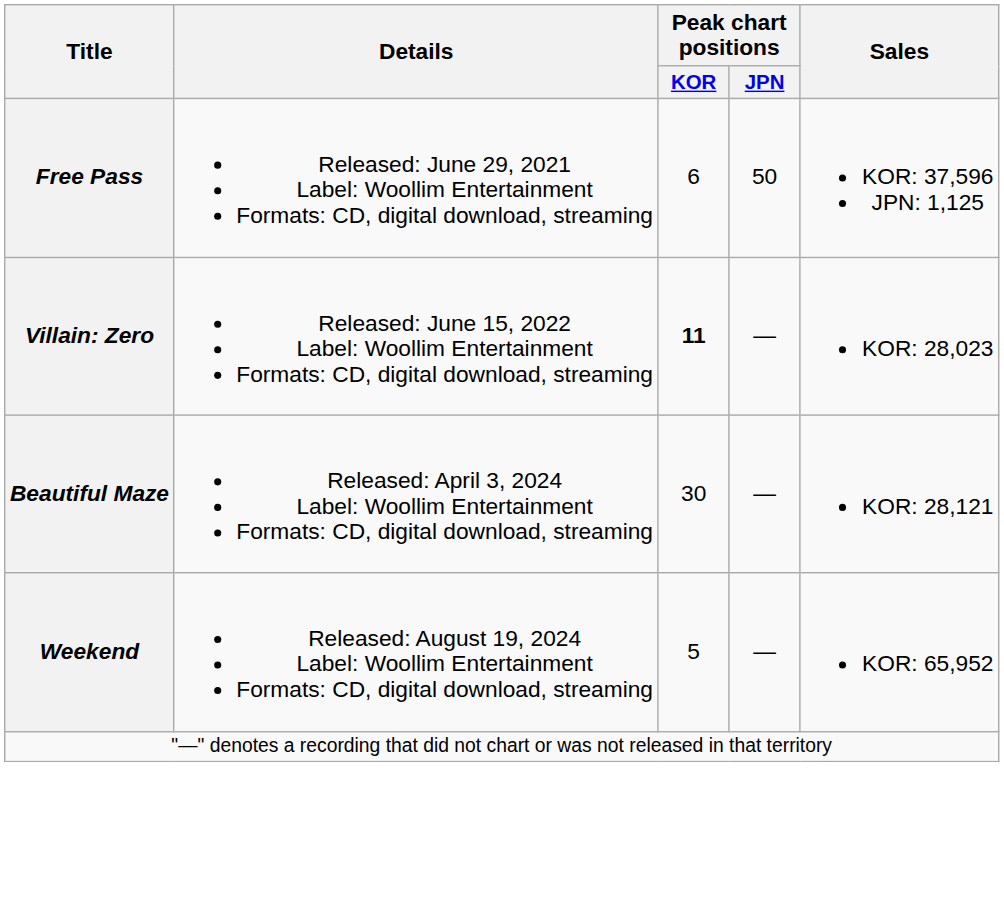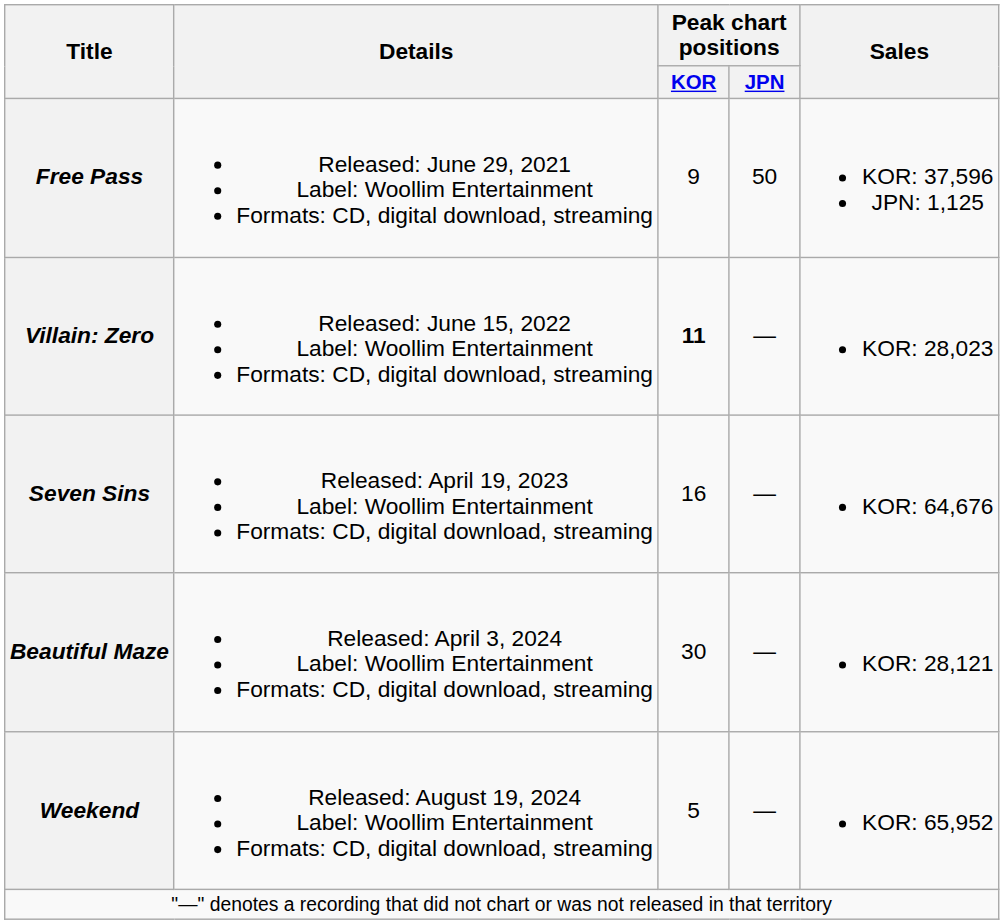(694, 177) 6 -> (694, 177) 9
+ row: (89, 493)
